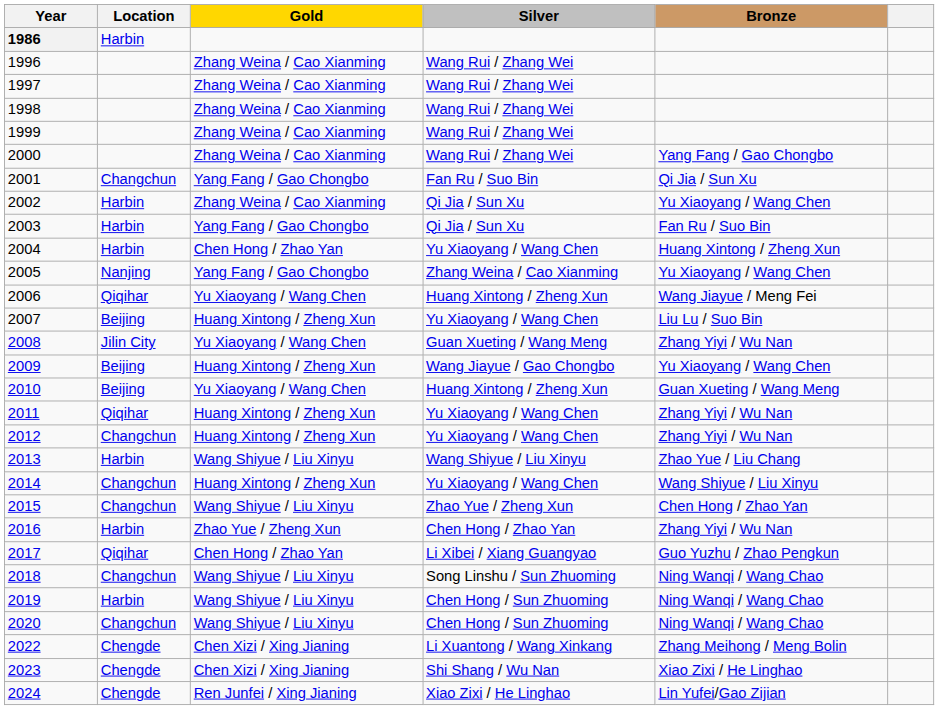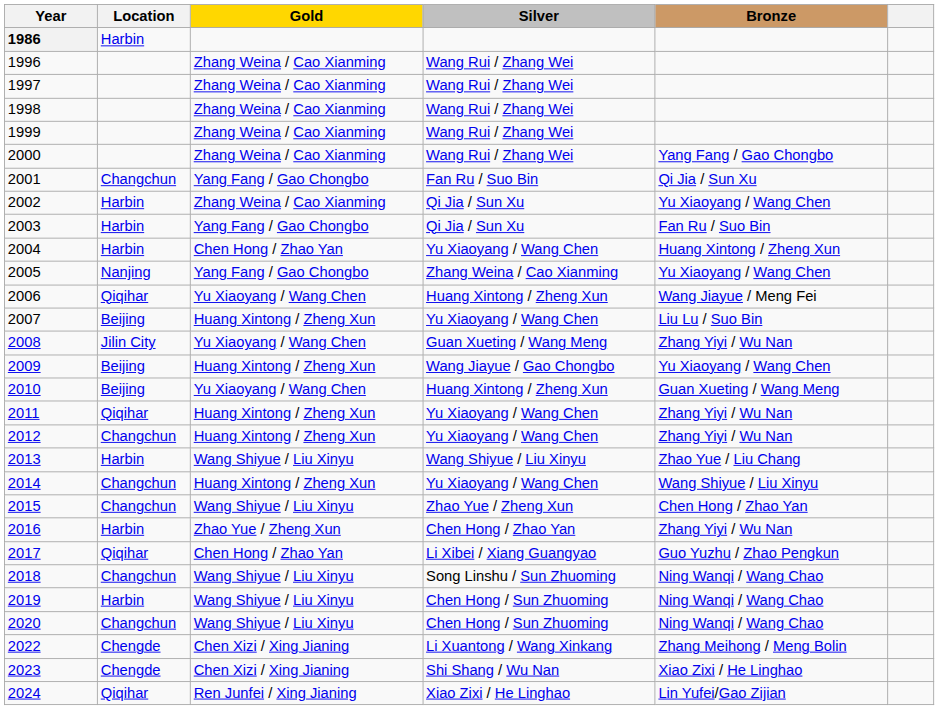(131, 693) Chengde -> (125, 693) Qiqihar
